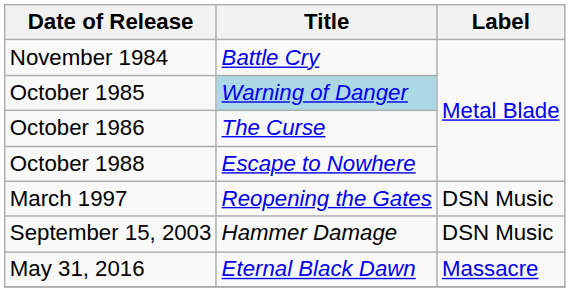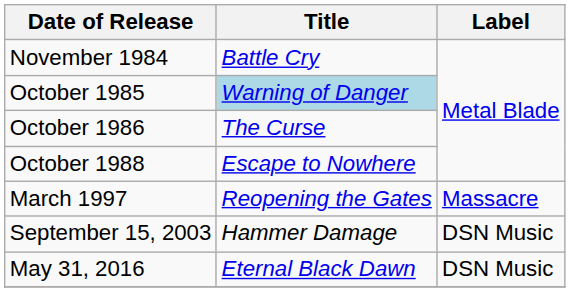(498, 198) DSN Music -> (490, 198) Massacre
(490, 269) Massacre -> (498, 269) DSN Music
